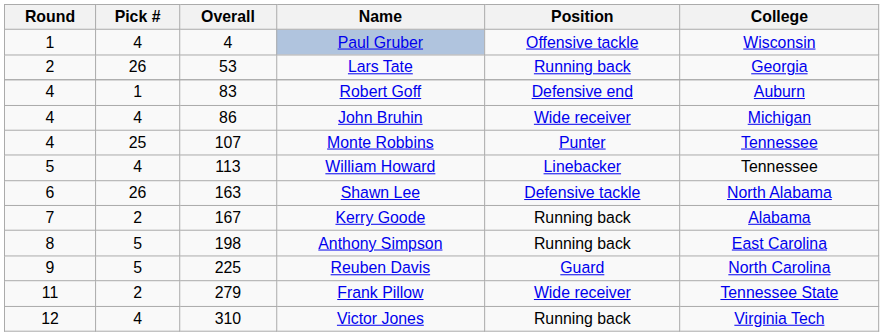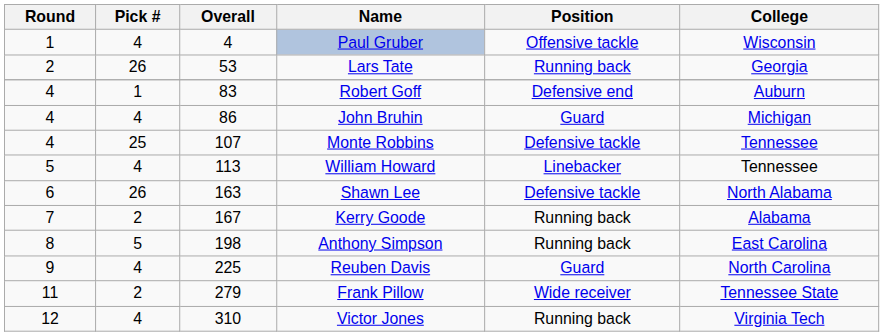(582, 117) Wide receiver -> (582, 117) Guard
(582, 142) Punter -> (582, 142) Defensive tackle
(138, 268) 5 -> (138, 268) 4
